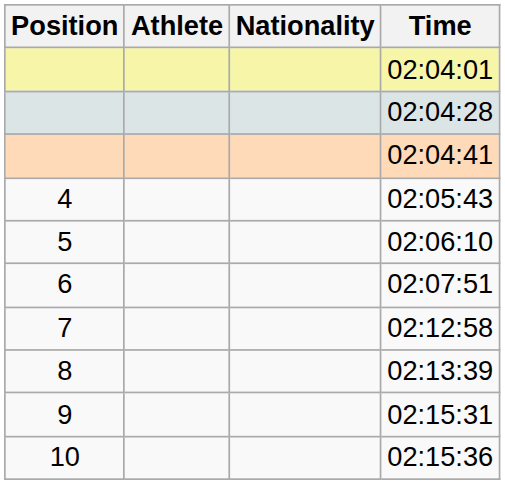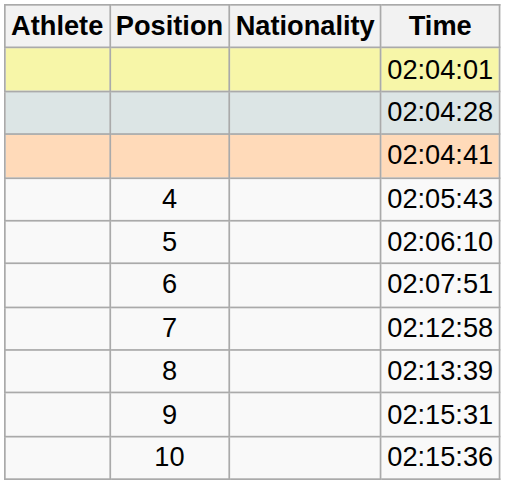columns swapped: (65, 26) <-> (177, 26)
